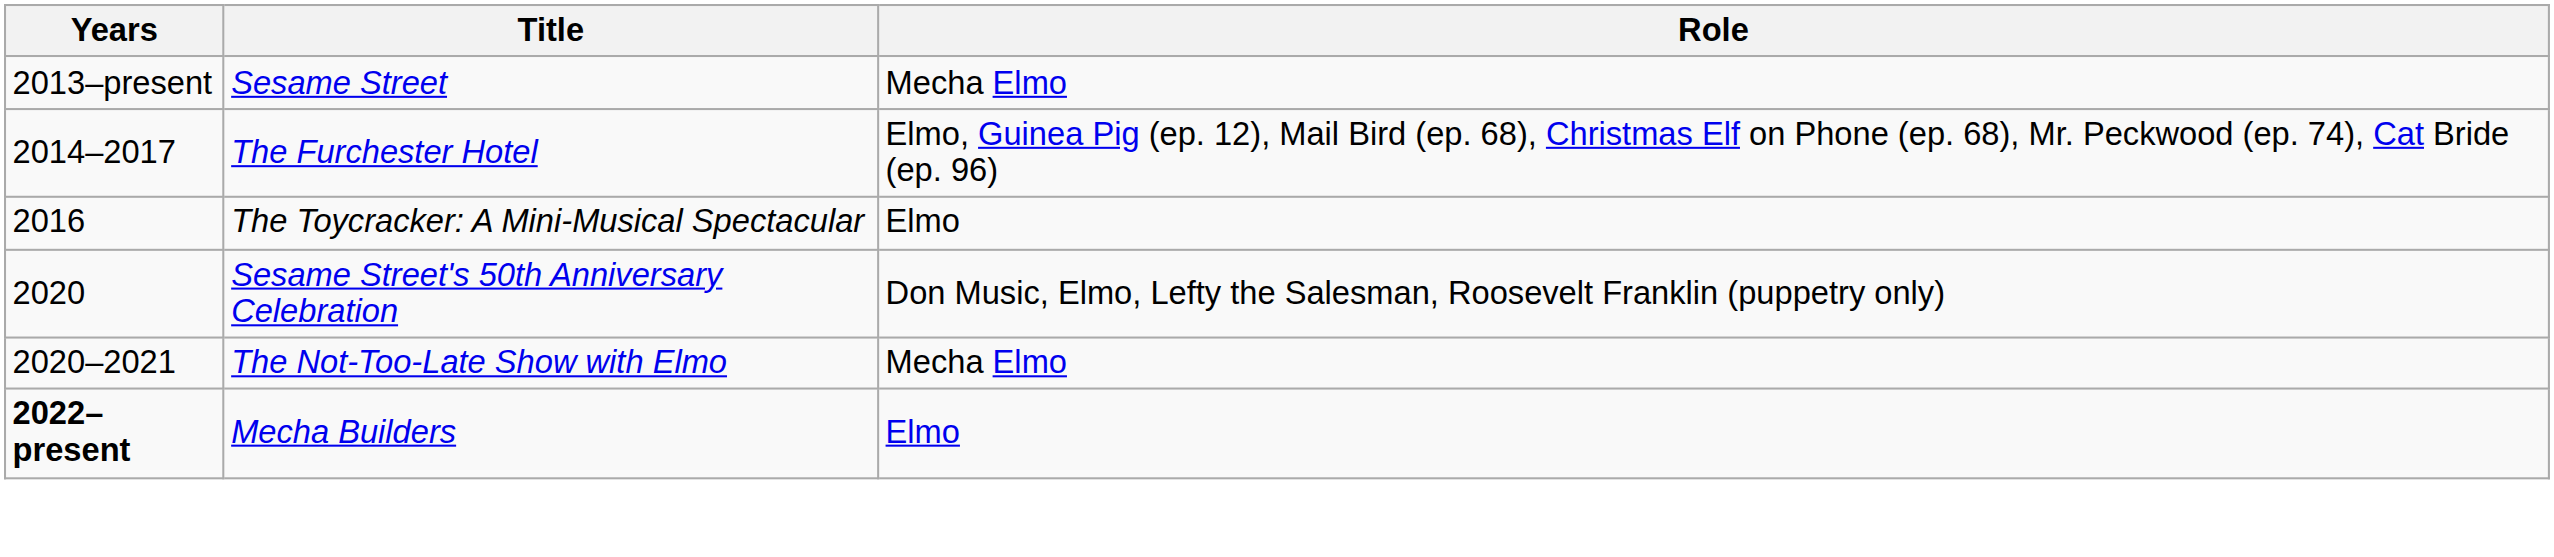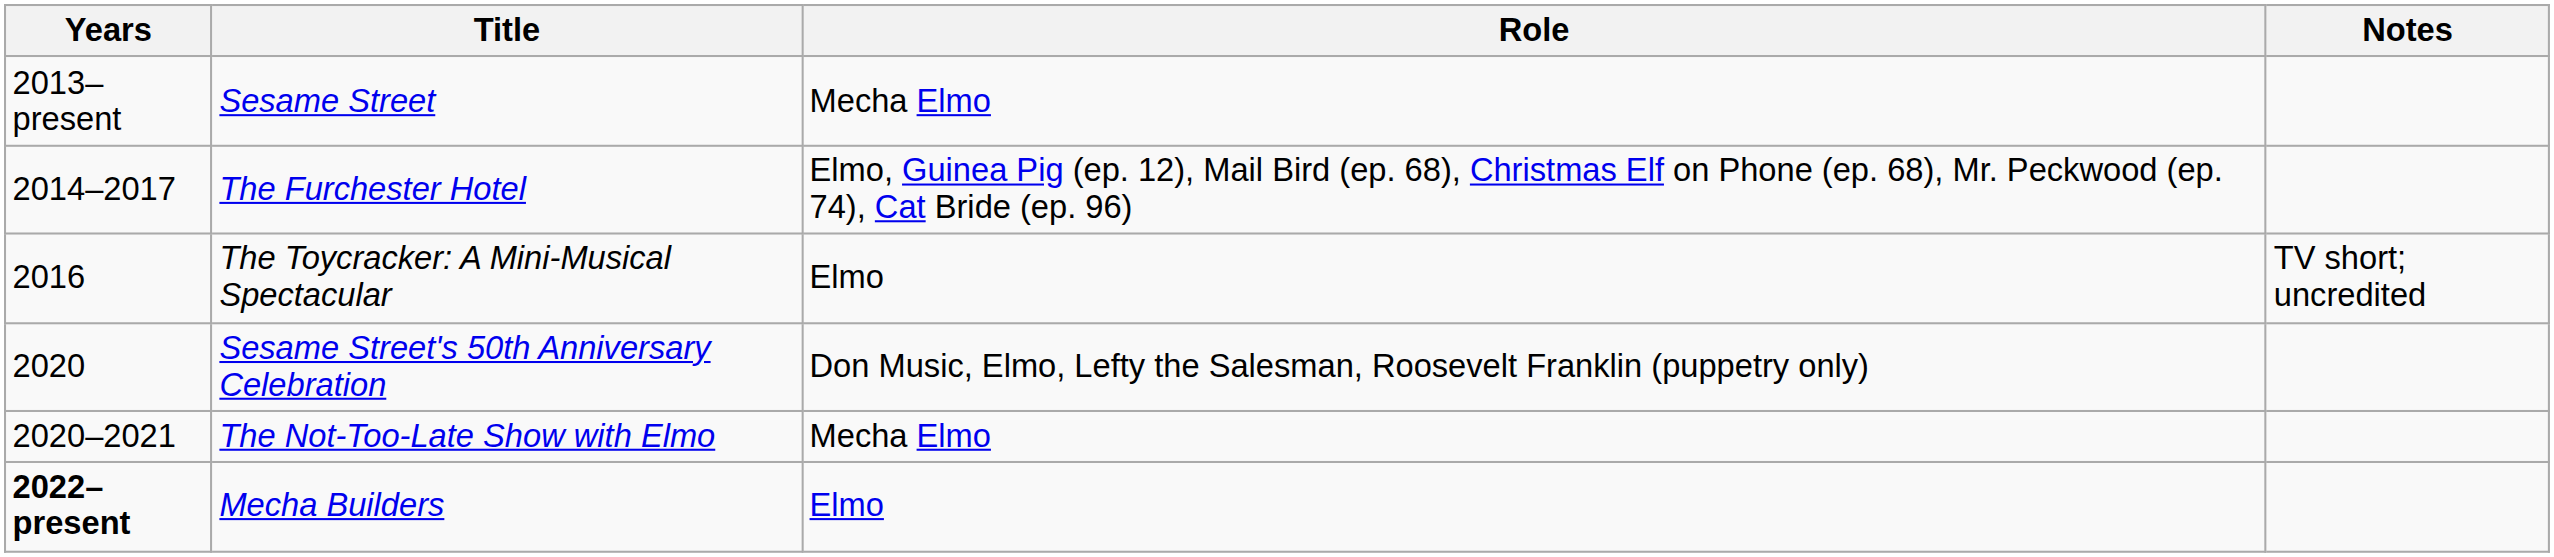+ column: (2408, 30)
